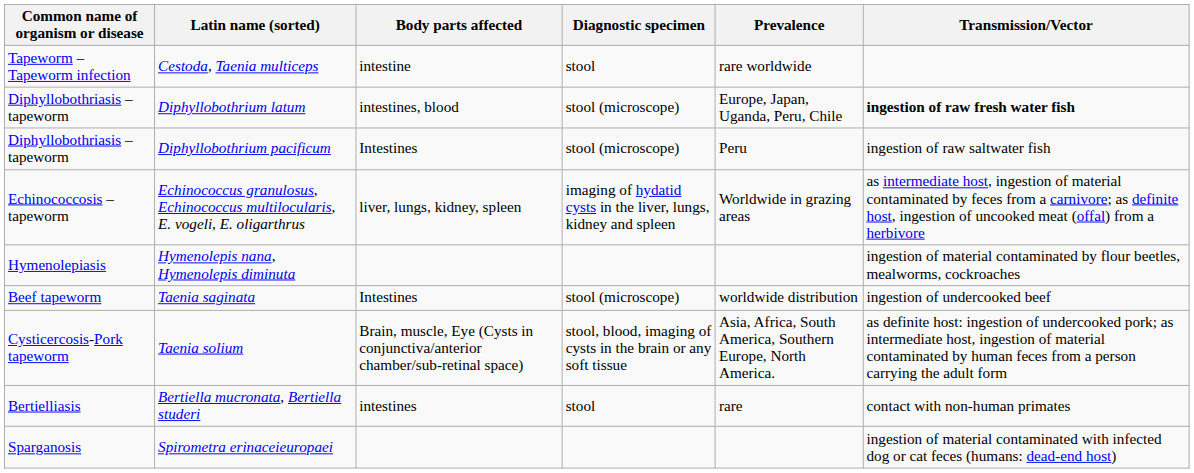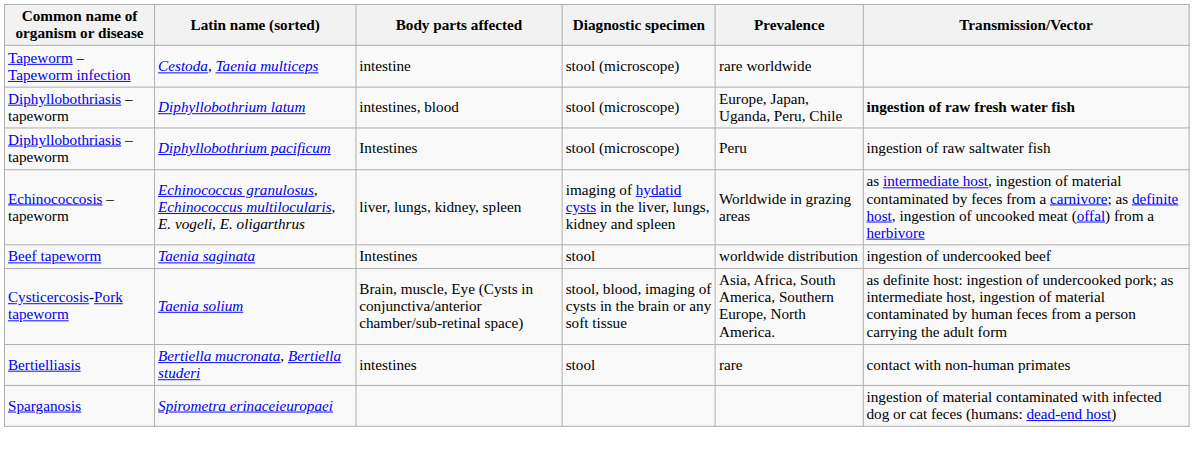(580, 66) stool -> (622, 66) stool (microscope)
- row: (227, 265)
(622, 297) stool (microscope) -> (580, 256) stool
